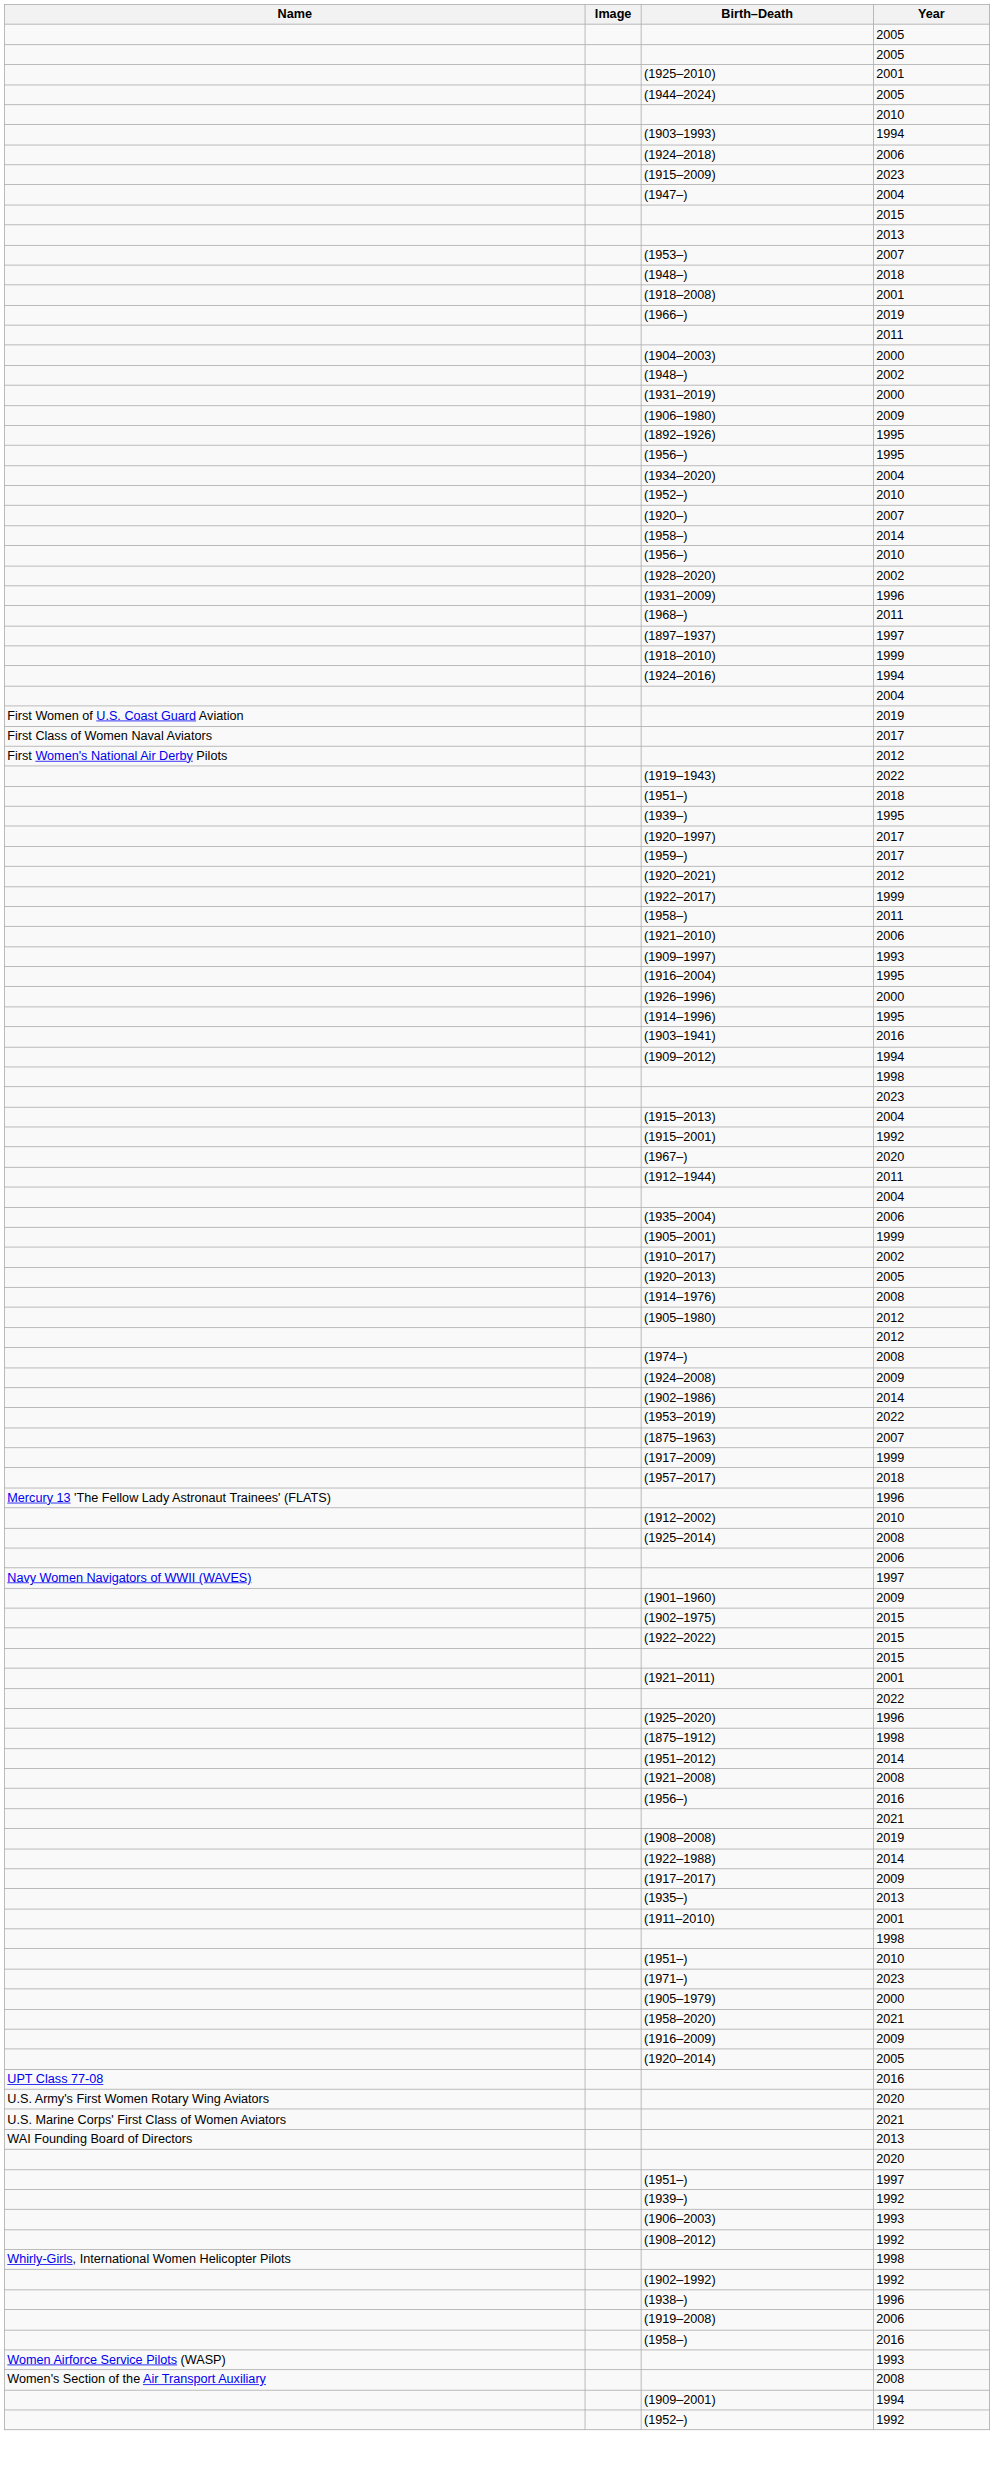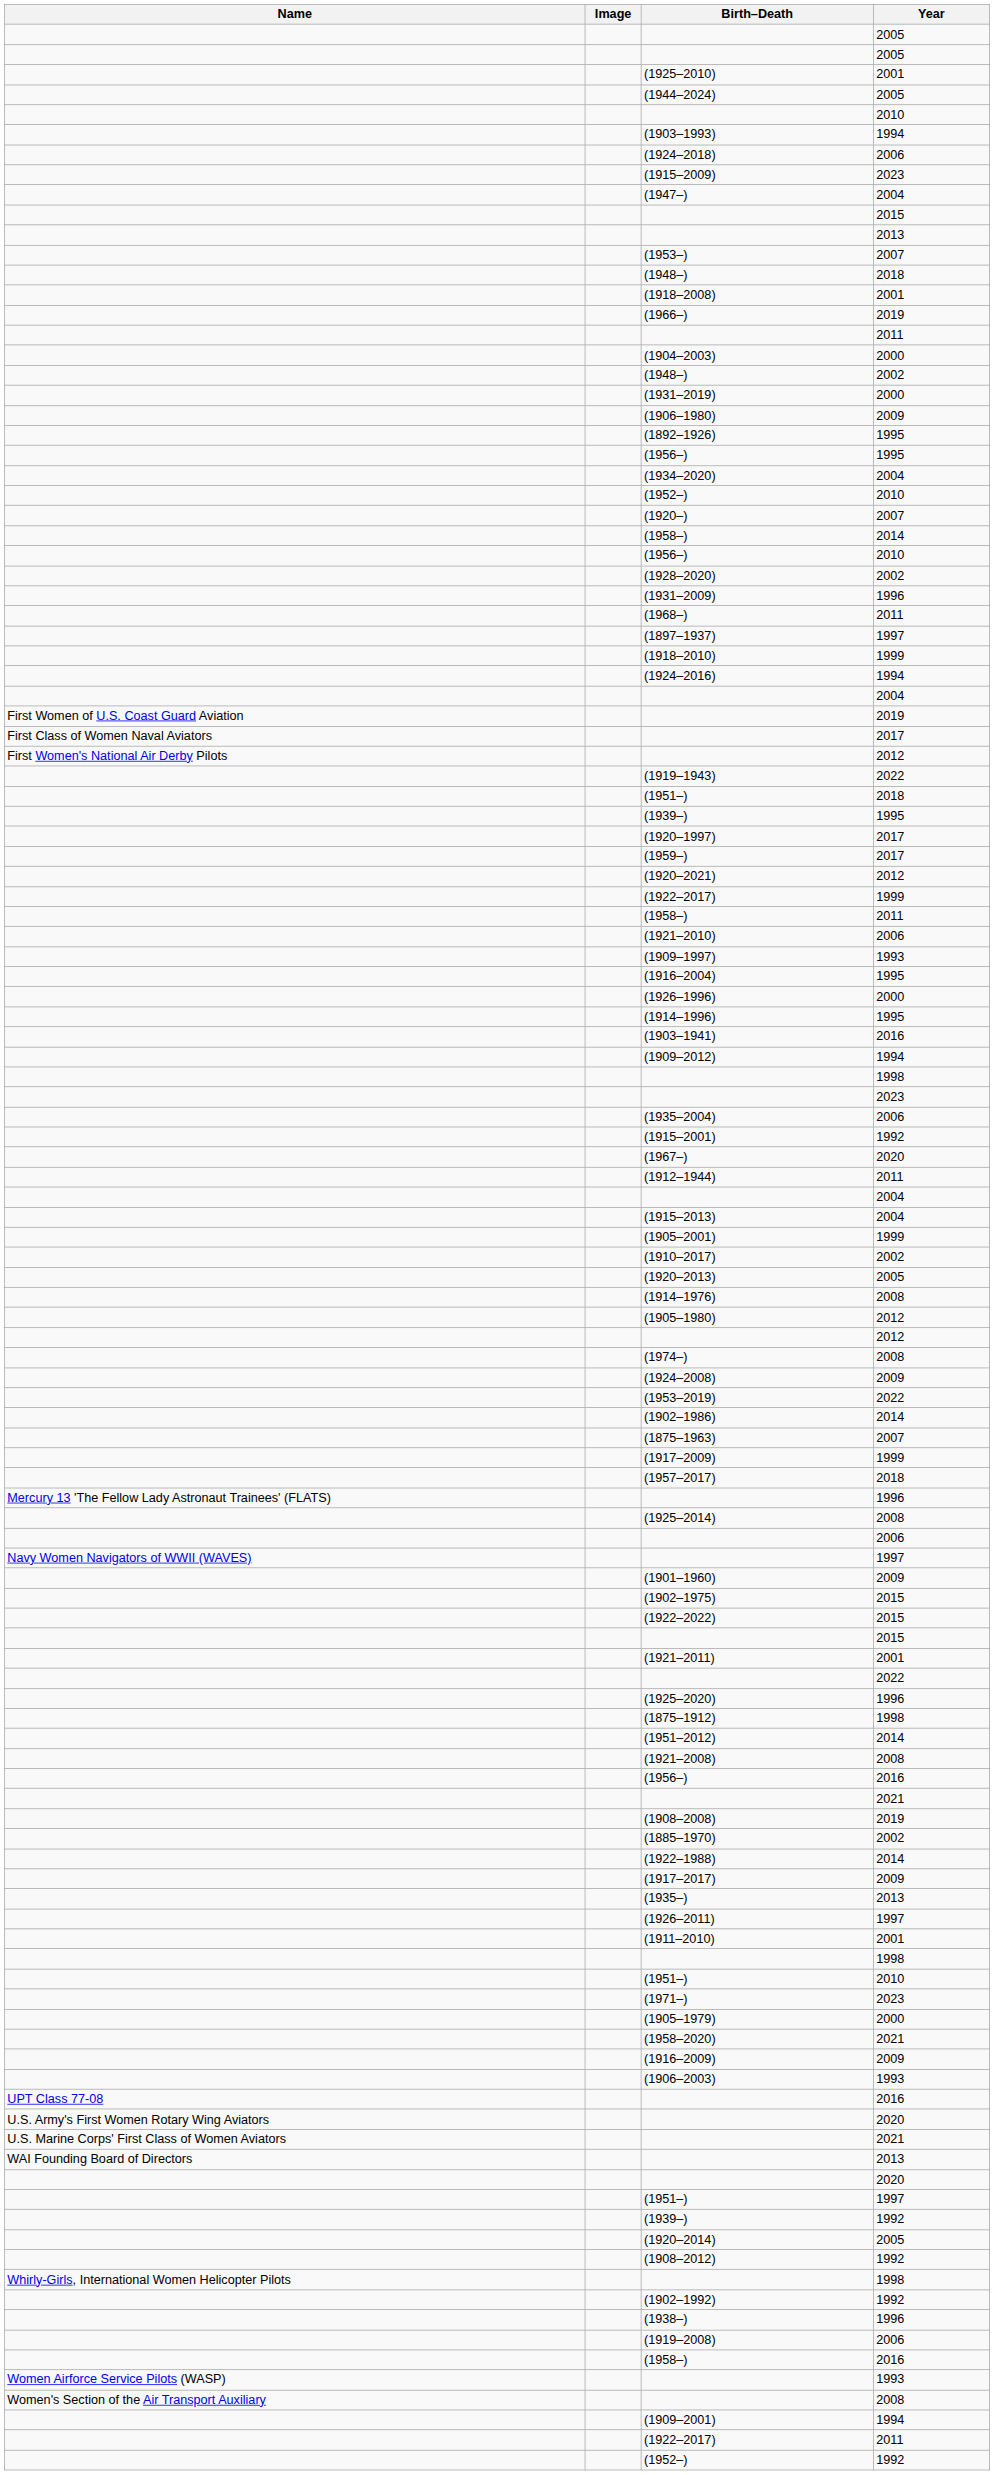rows swapped: (680, 1217) <-> (680, 1117)
rows swapped: (680, 1417) <-> (680, 1397)
- row: (680, 1517)
+ row: (680, 1838)
+ row: (679, 1918)
rows swapped: (680, 2219) <-> (680, 2059)
+ row: (680, 2440)
